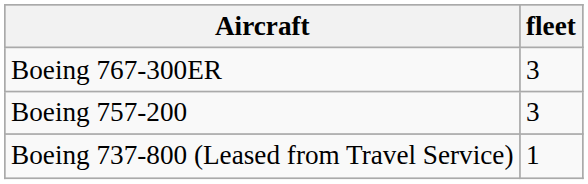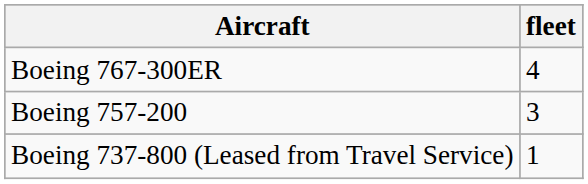(533, 69) 3 -> (533, 69) 4
